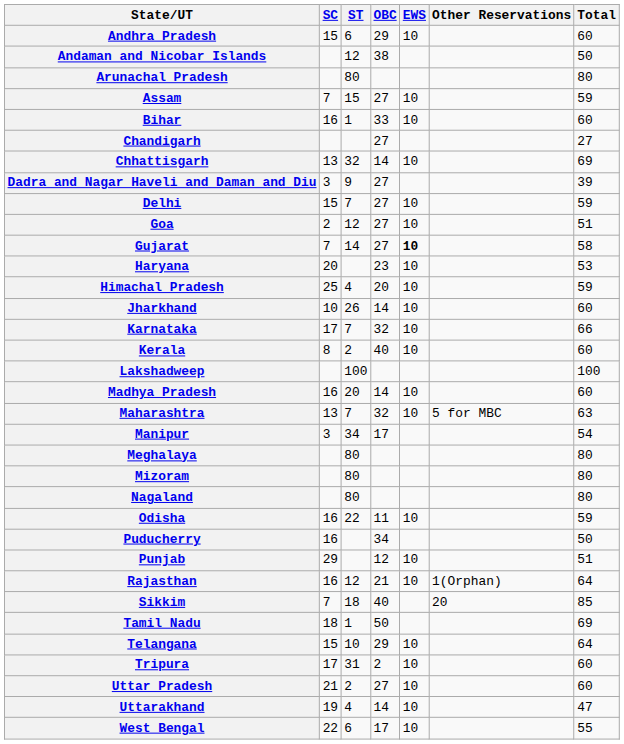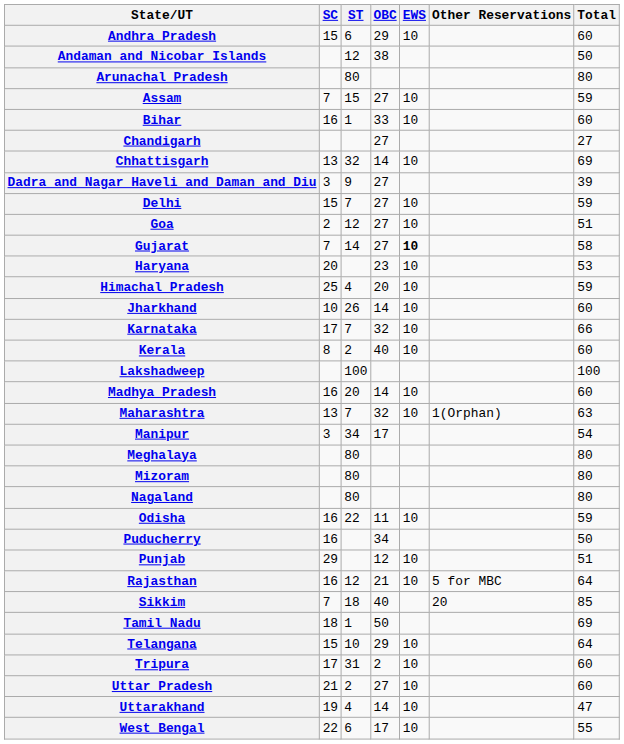(467, 414) 5 for MBC -> (467, 414) 1(Orphan)
(467, 581) 1(Orphan) -> (467, 581) 5 for MBC
